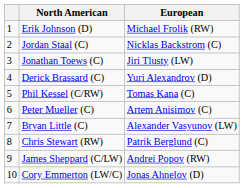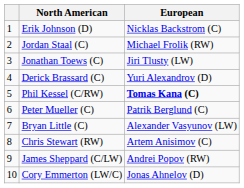(170, 28) Michael Frolik (RW) -> (174, 28) Nicklas Backstrom (C)
(174, 45) Nicklas Backstrom (C) -> (170, 45) Michael Frolik (RW)
(161, 93) normal -> (163, 93) bold
(169, 110) Artem Anisimov (C) -> (167, 110) Patrik Berglund (C)
(167, 142) Patrik Berglund (C) -> (169, 142) Artem Anisimov (C)
